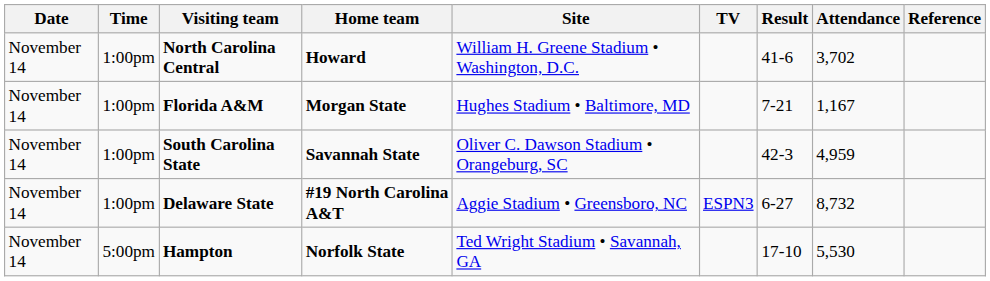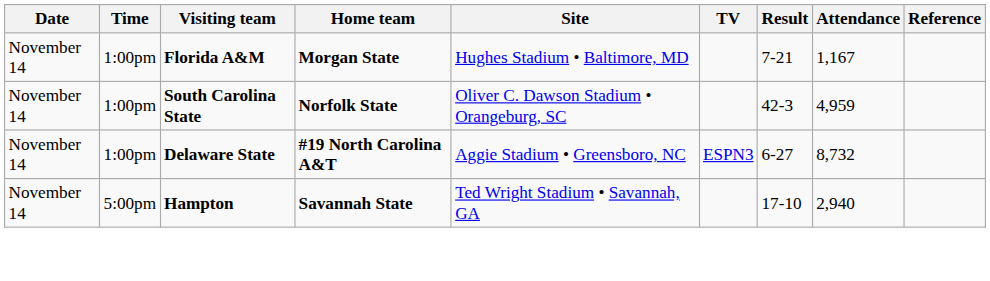- row: (219, 57)
(363, 154) Savannah State -> (348, 105) Norfolk State
(355, 251) Norfolk State -> (356, 203) Savannah State
(836, 251) 5,530 -> (836, 203) 2,940
